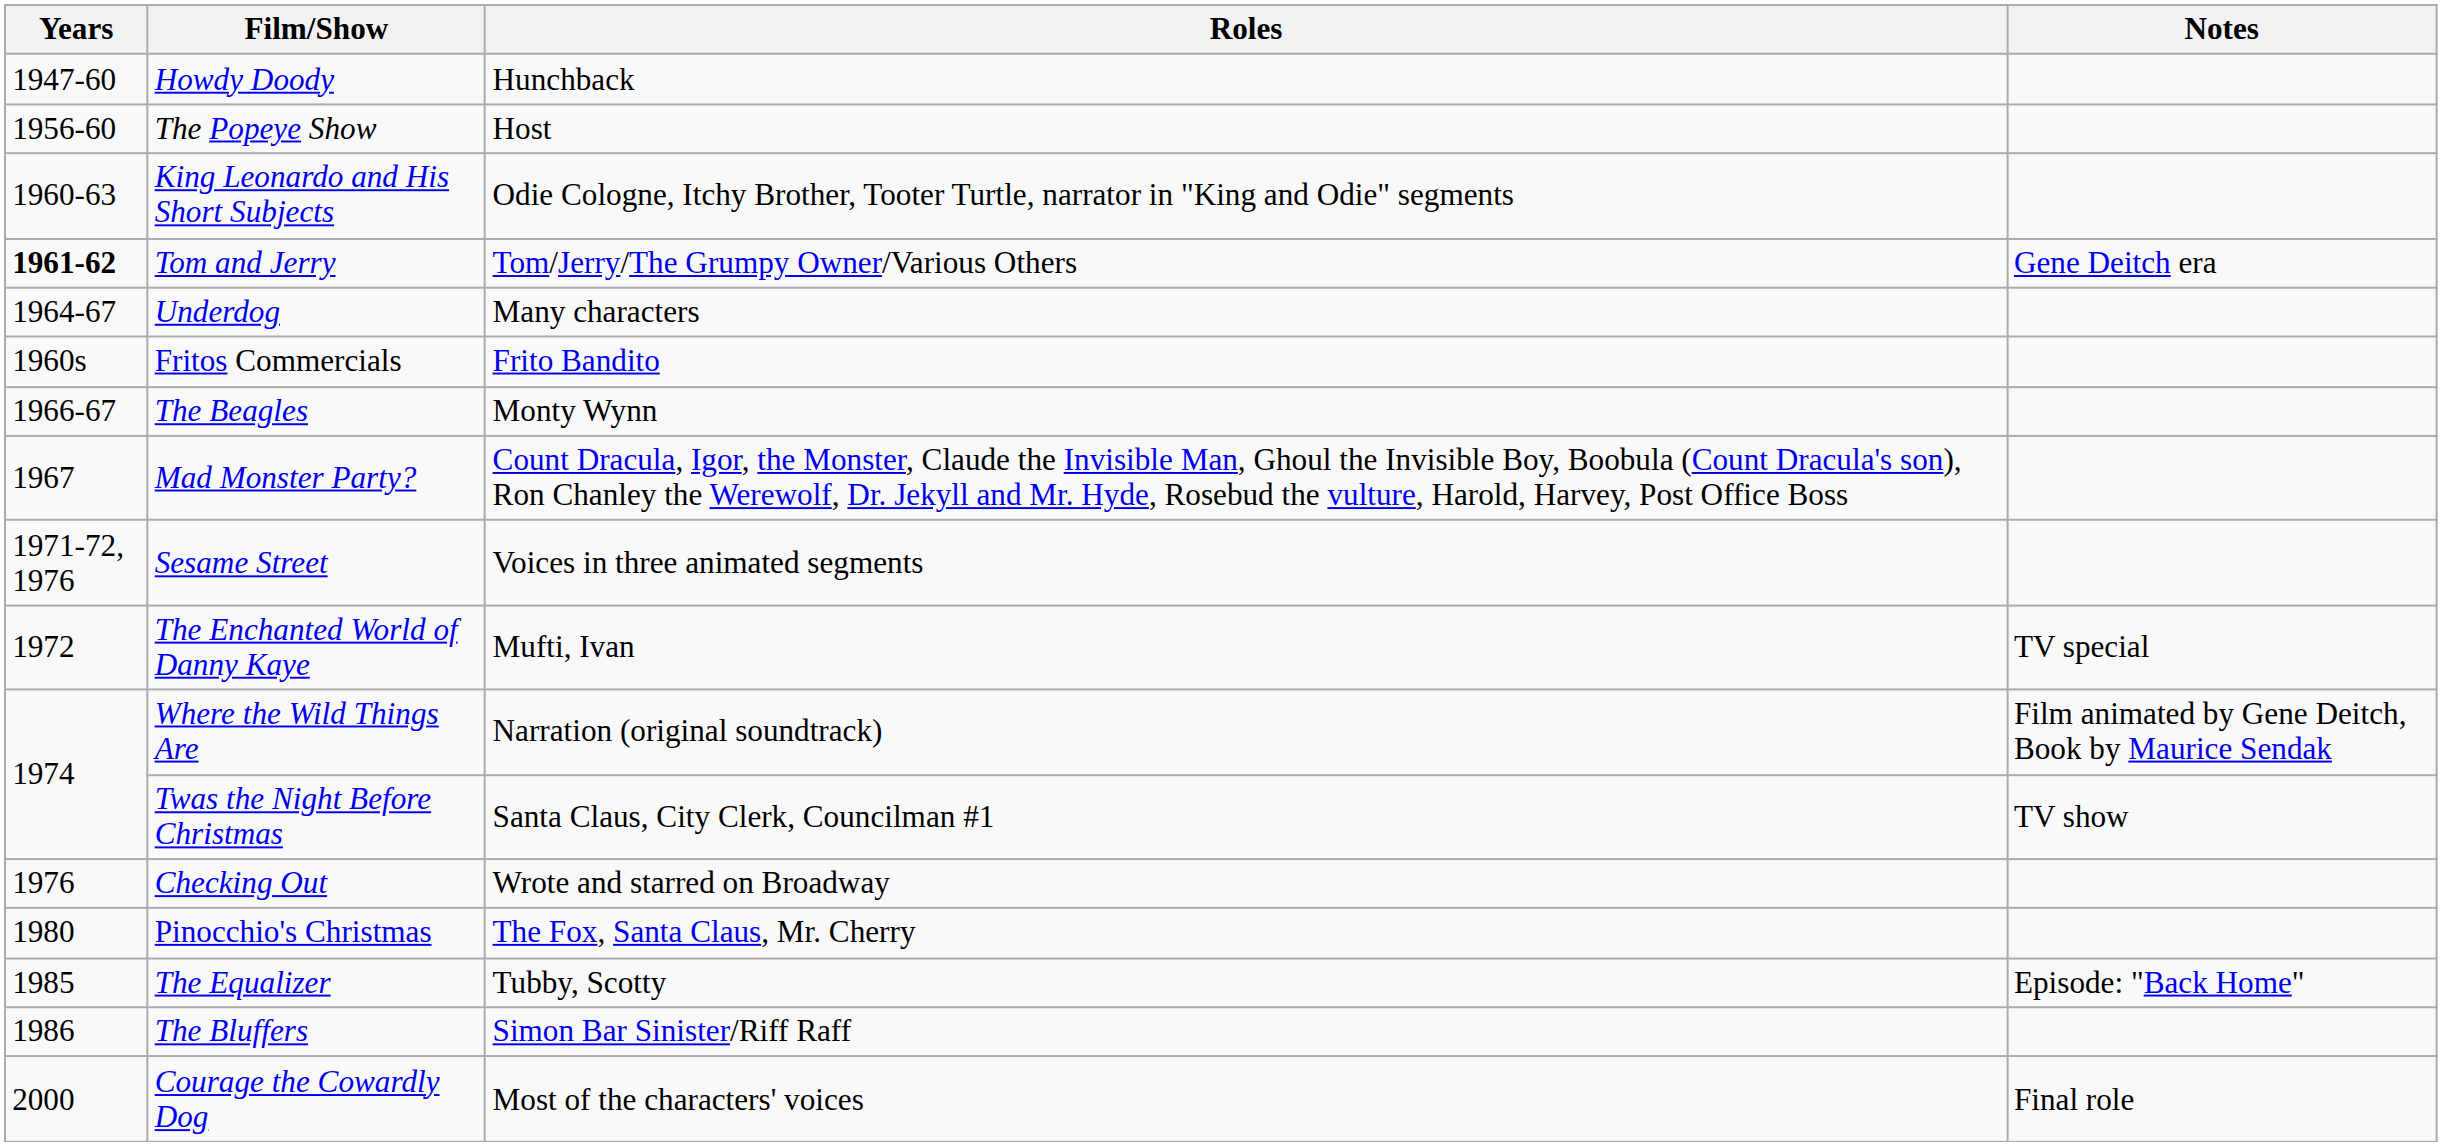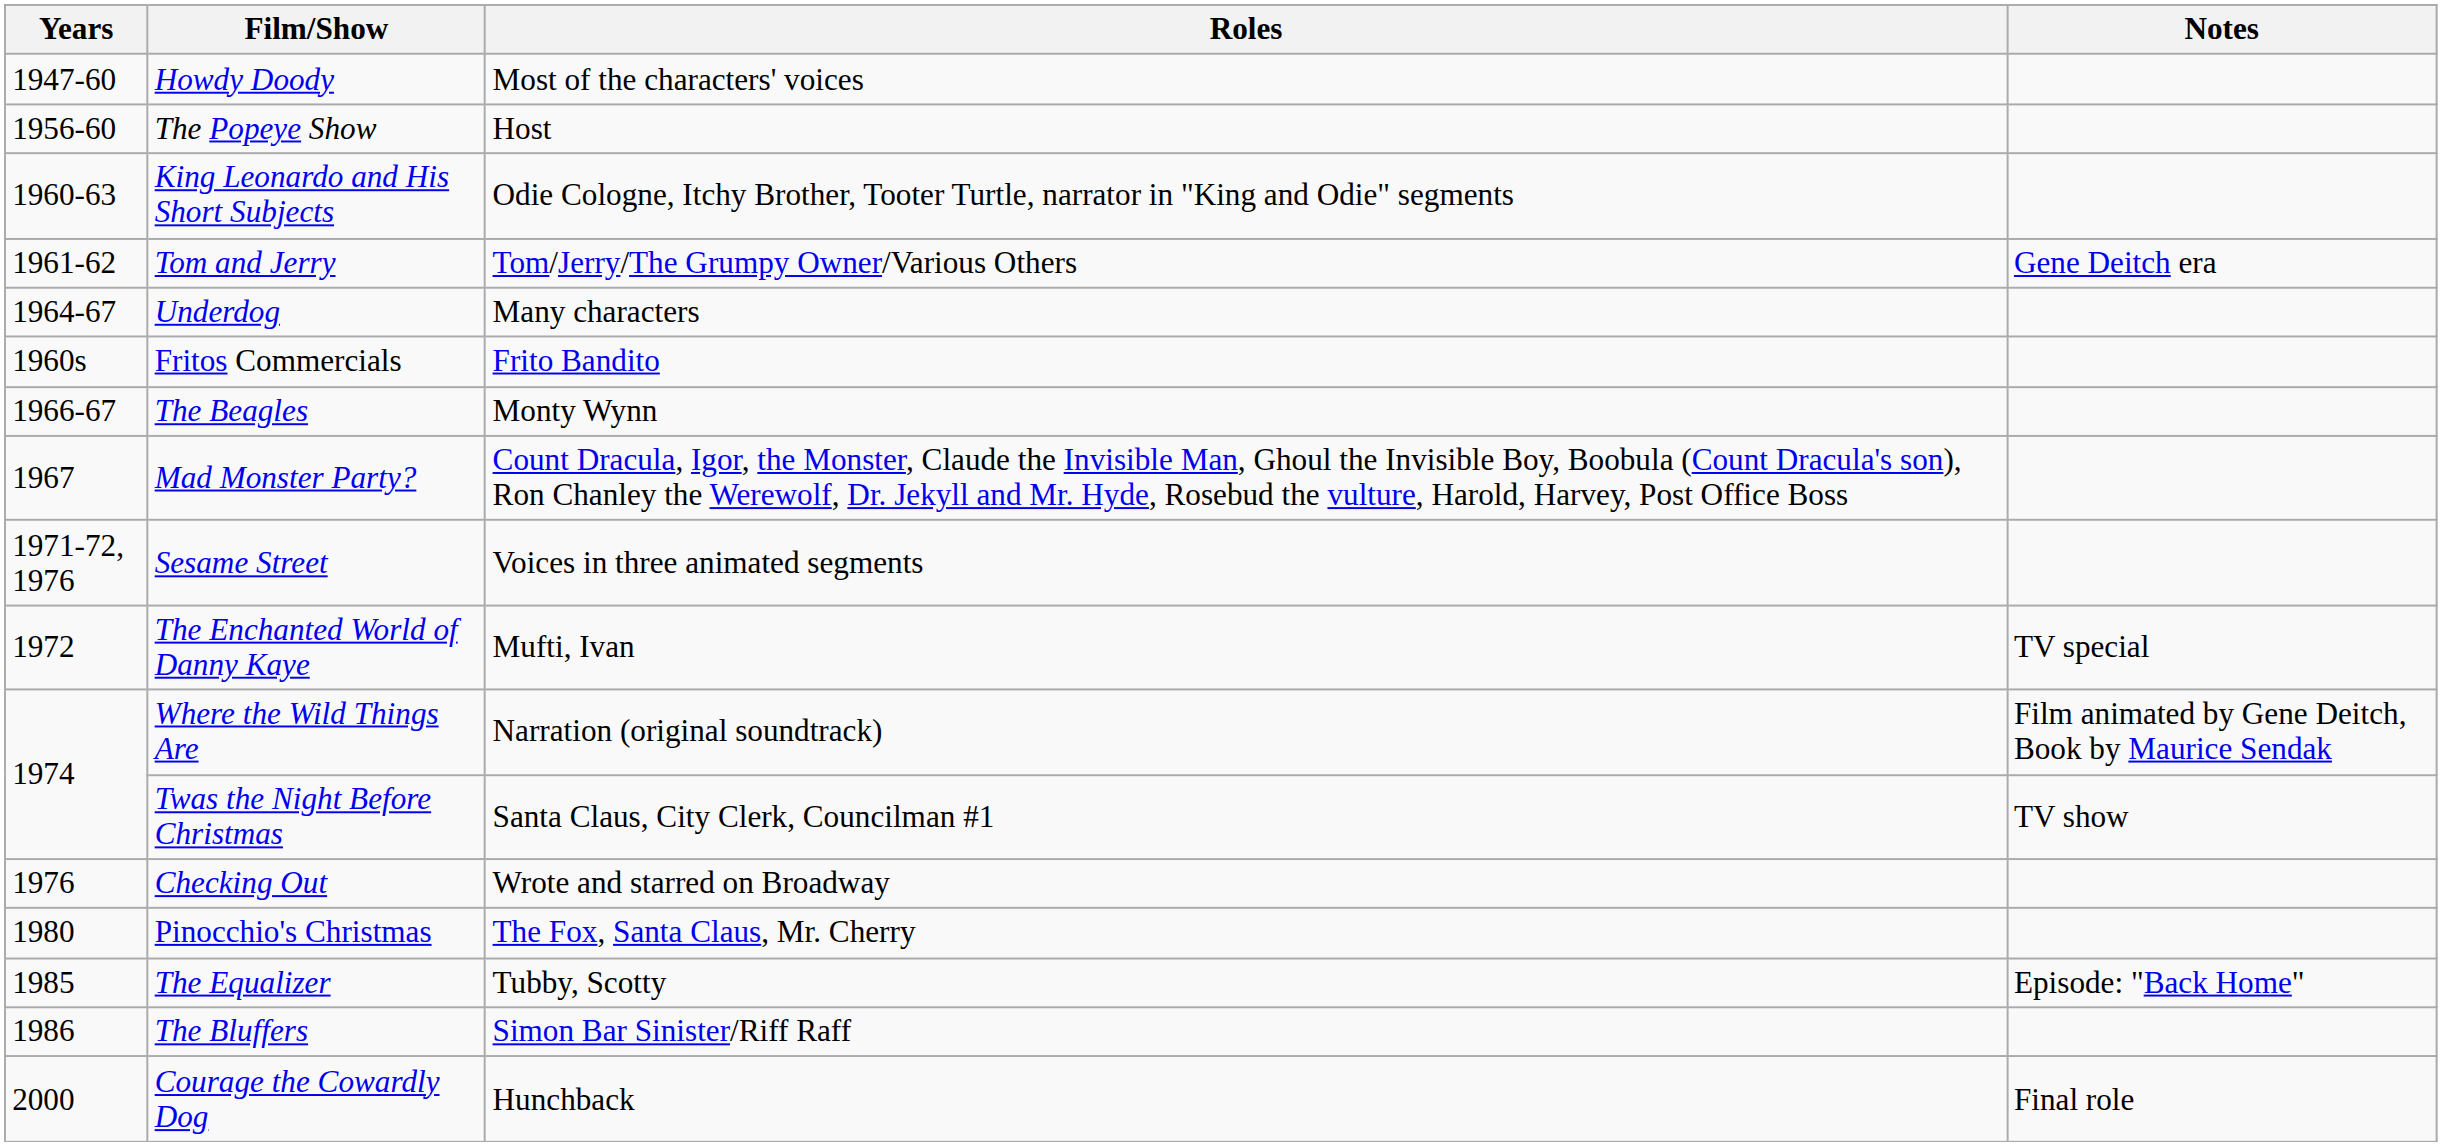(564, 78) Hunchback -> (678, 78) Most of the characters' voices
(64, 262) bold -> (64, 262) normal
(678, 1098) Most of the characters' voices -> (564, 1098) Hunchback
